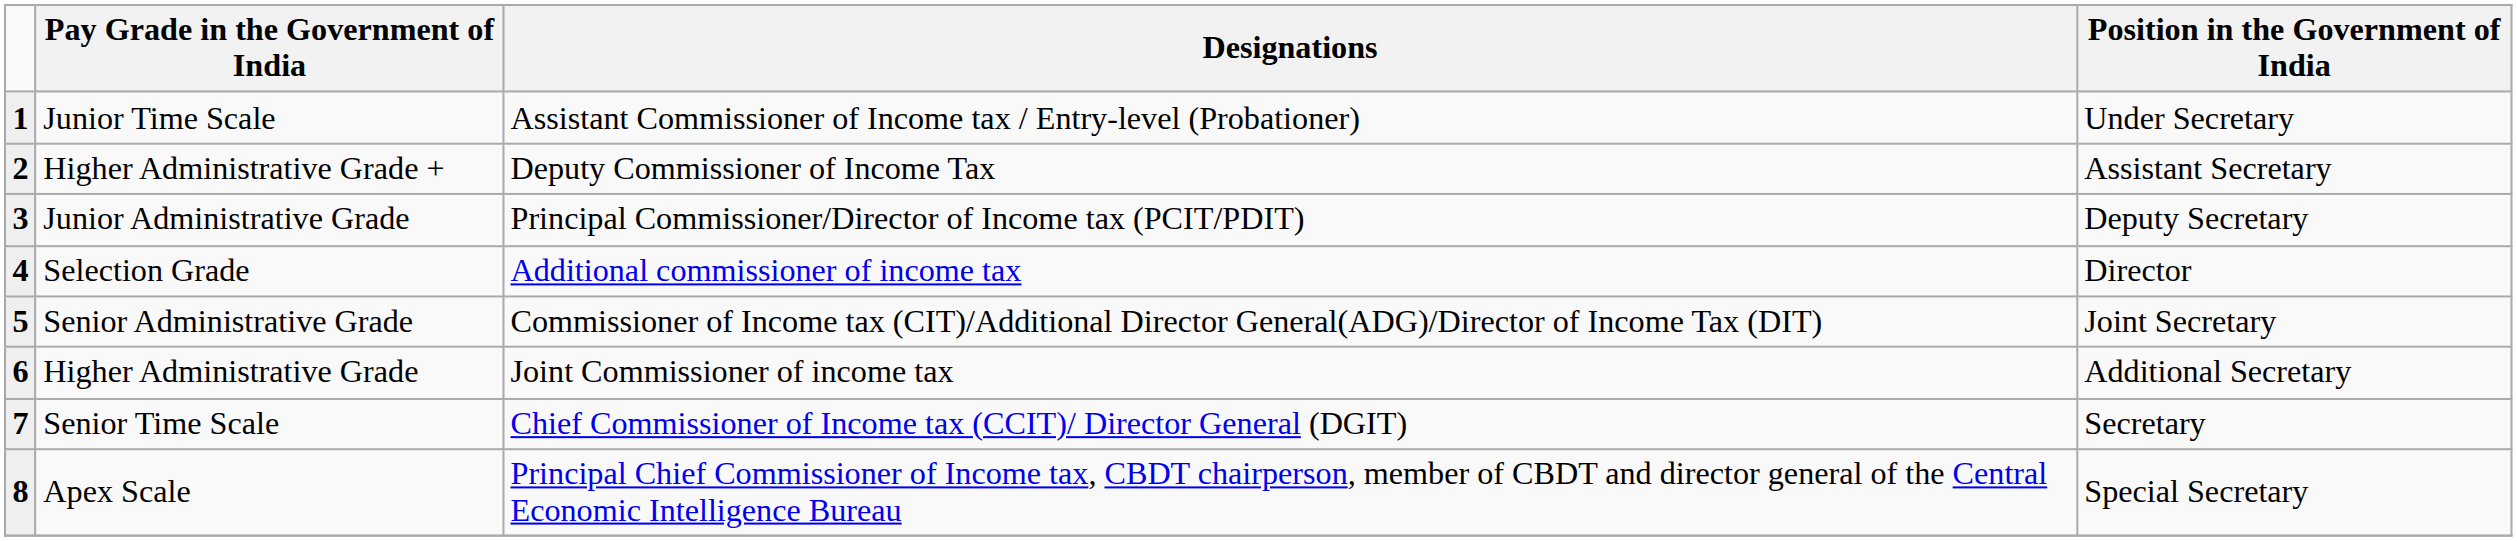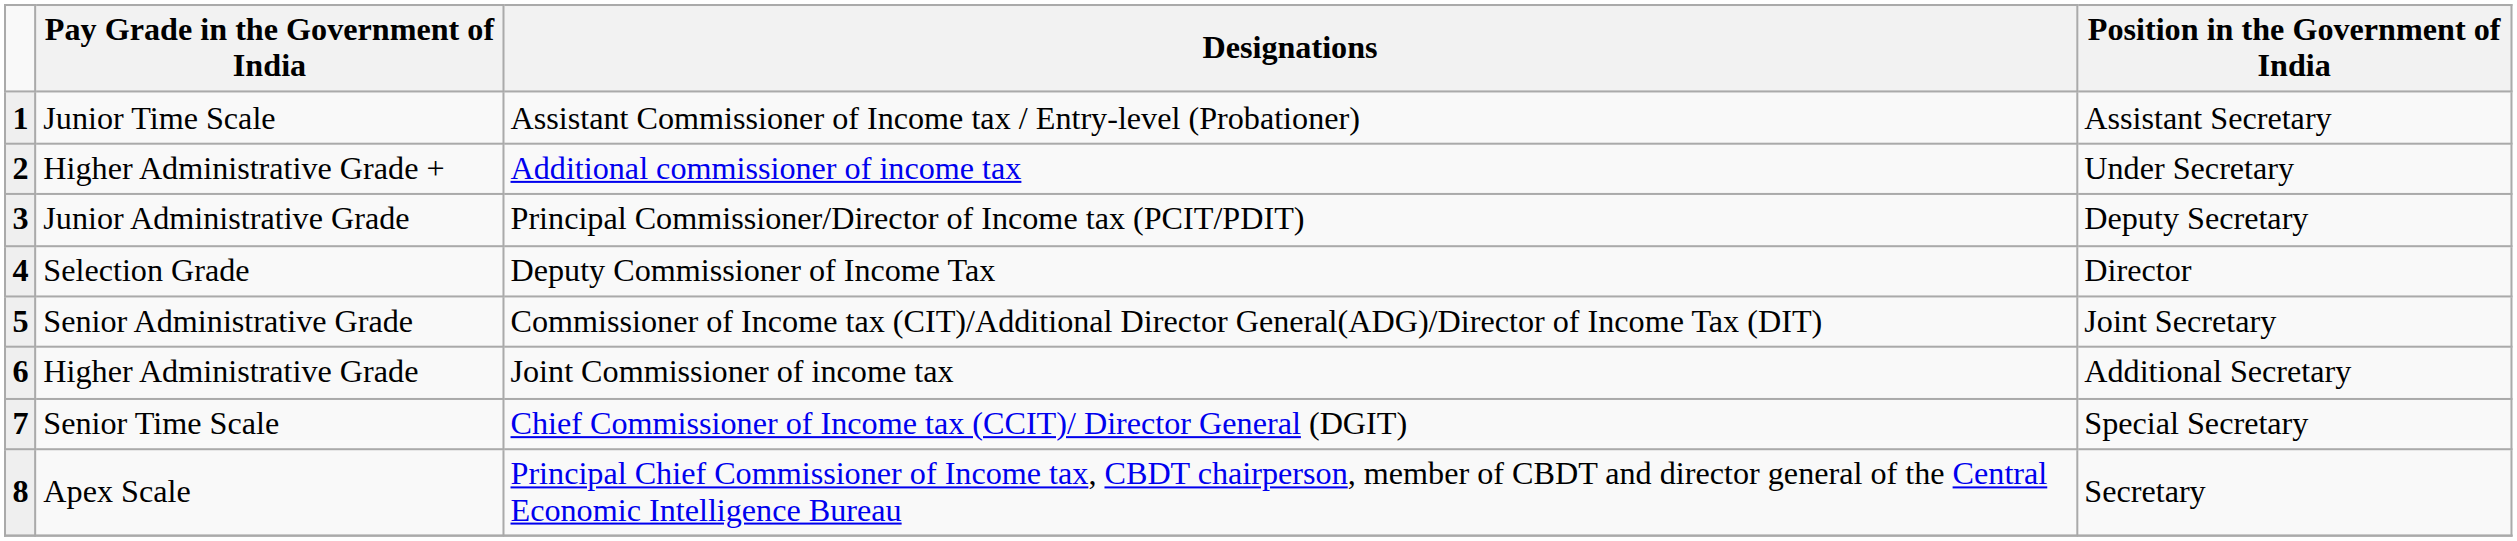(2189, 117) Under Secretary -> (2208, 117) Assistant Secretary
(753, 168) Deputy Commissioner of Income Tax -> (766, 168) Additional commissioner of income tax
(2208, 168) Assistant Secretary -> (2189, 168) Under Secretary
(766, 270) Additional commissioner of income tax -> (753, 270) Deputy Commissioner of Income Tax
(2145, 423) Secretary -> (2196, 423) Special Secretary
(2196, 492) Special Secretary -> (2145, 492) Secretary
